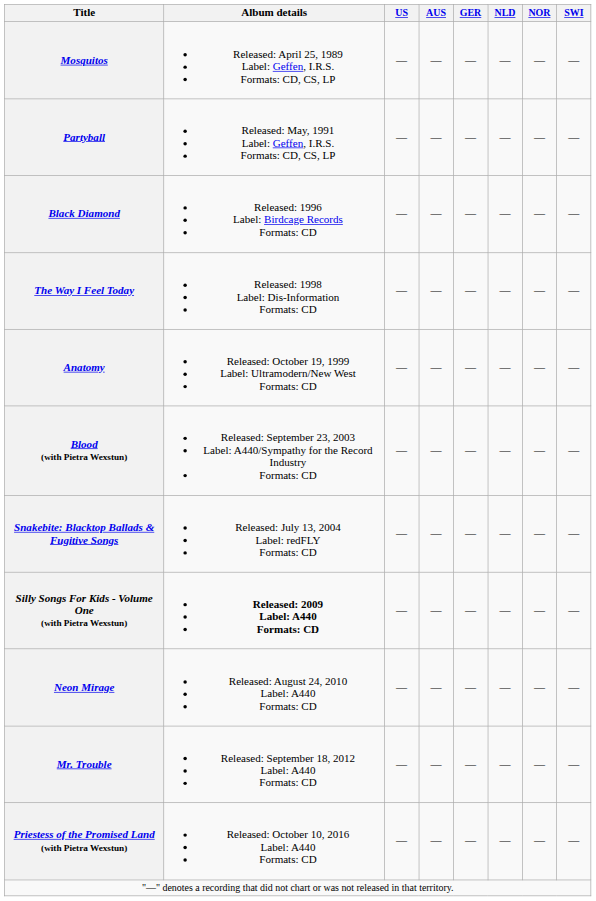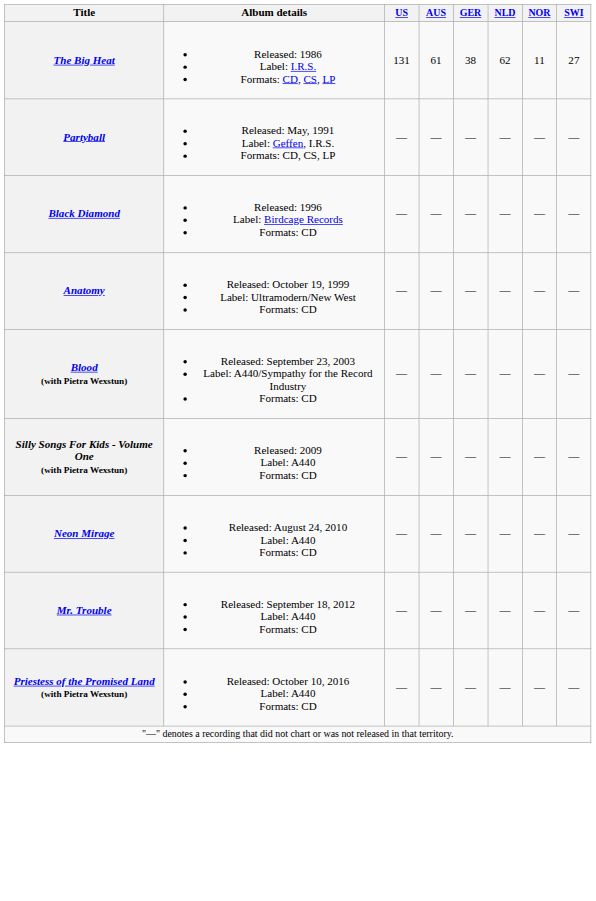+ row: (84, 60)
- row: (84, 60)
- row: (84, 290)
- row: (84, 533)
(274, 617) bold -> (274, 463) normal
